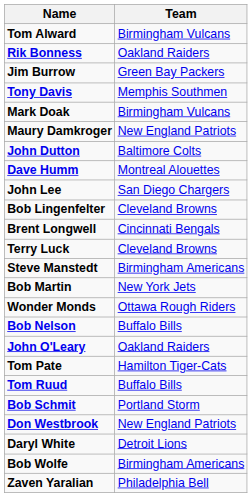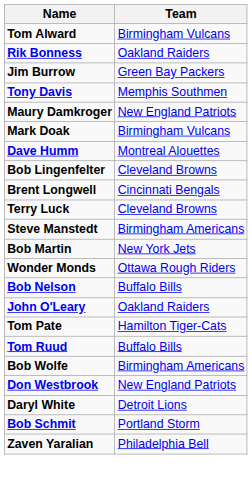rows swapped: (38, 111) <-> (60, 131)
- row: (43, 151)
- row: (34, 190)
rows swapped: (41, 405) <-> (38, 463)
